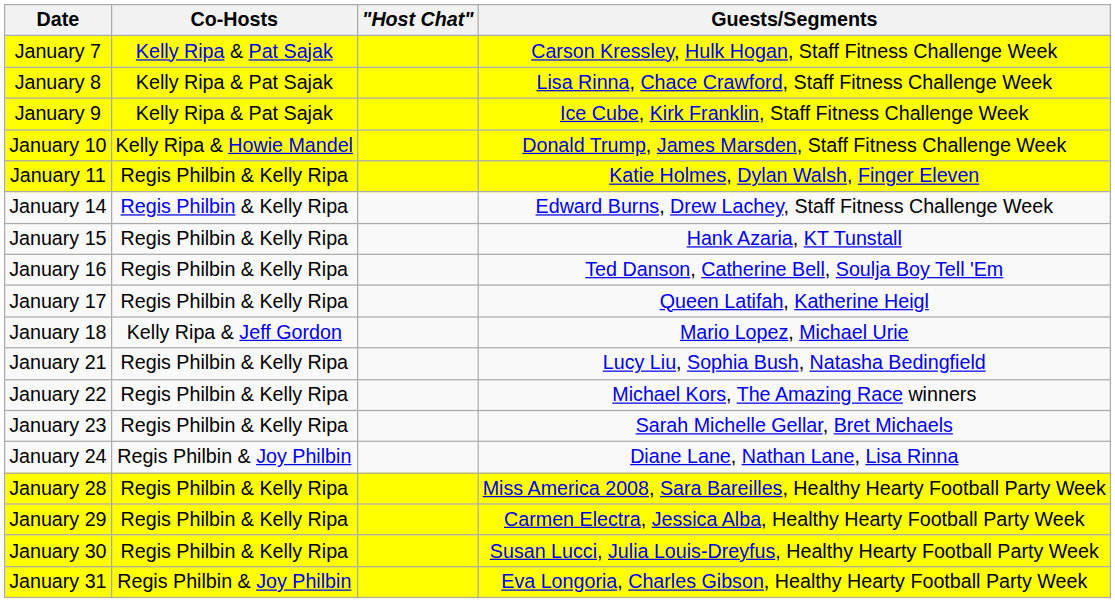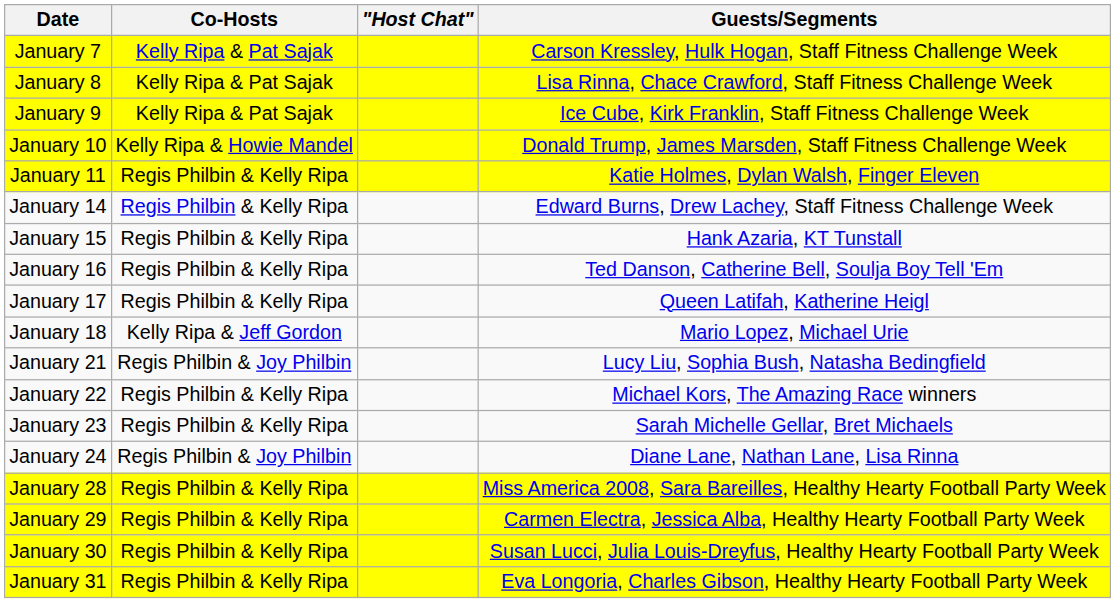(234, 363) Regis Philbin & Kelly Ripa -> (234, 363) Regis Philbin & Joy Philbin
(234, 581) Regis Philbin & Joy Philbin -> (234, 581) Regis Philbin & Kelly Ripa
